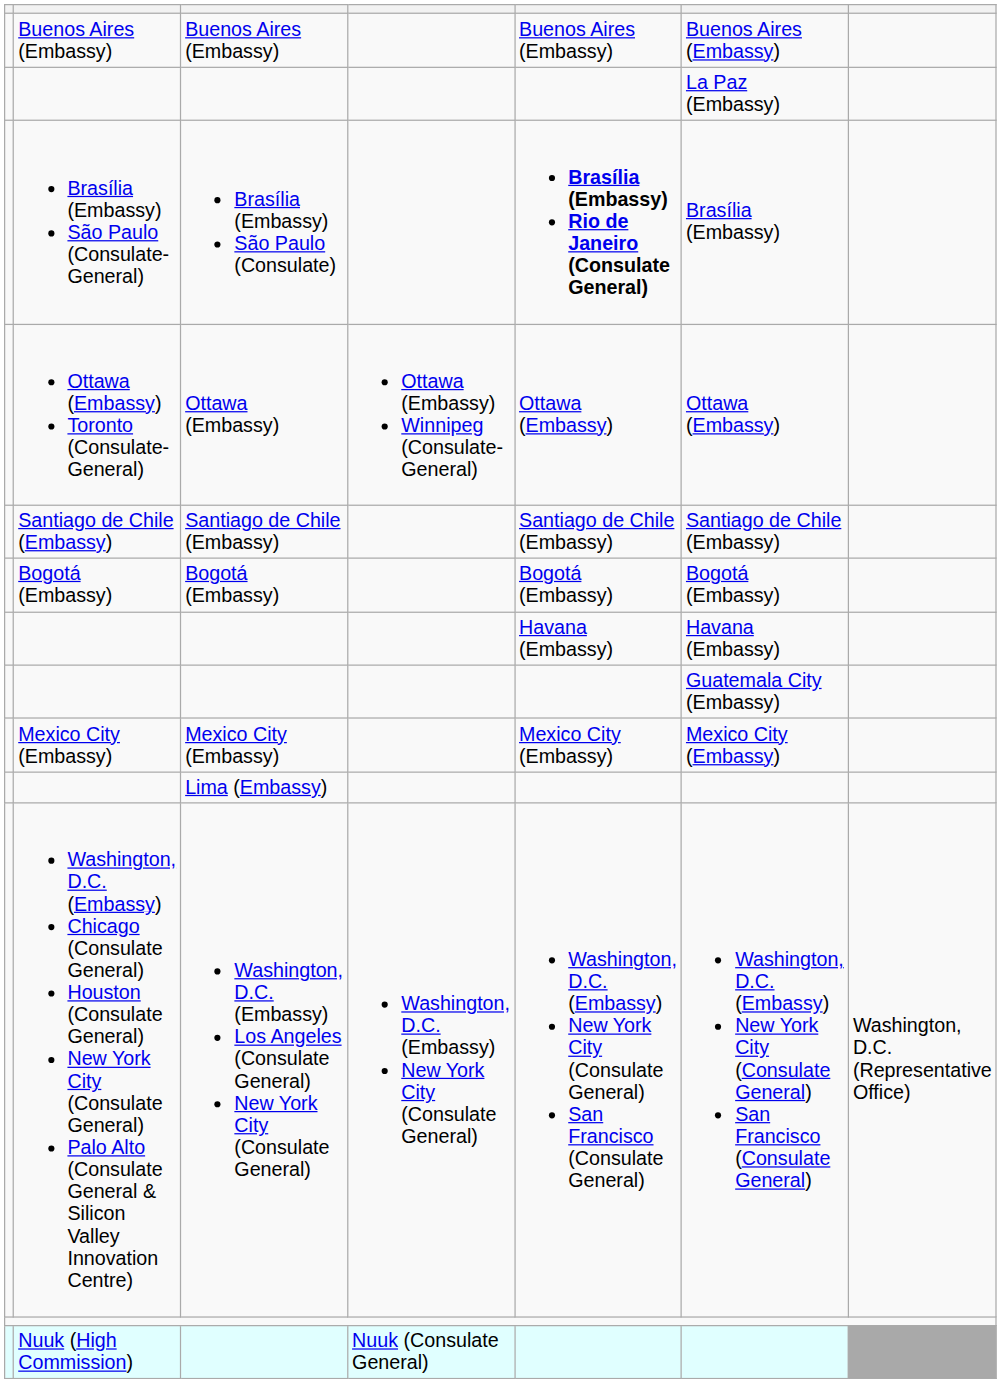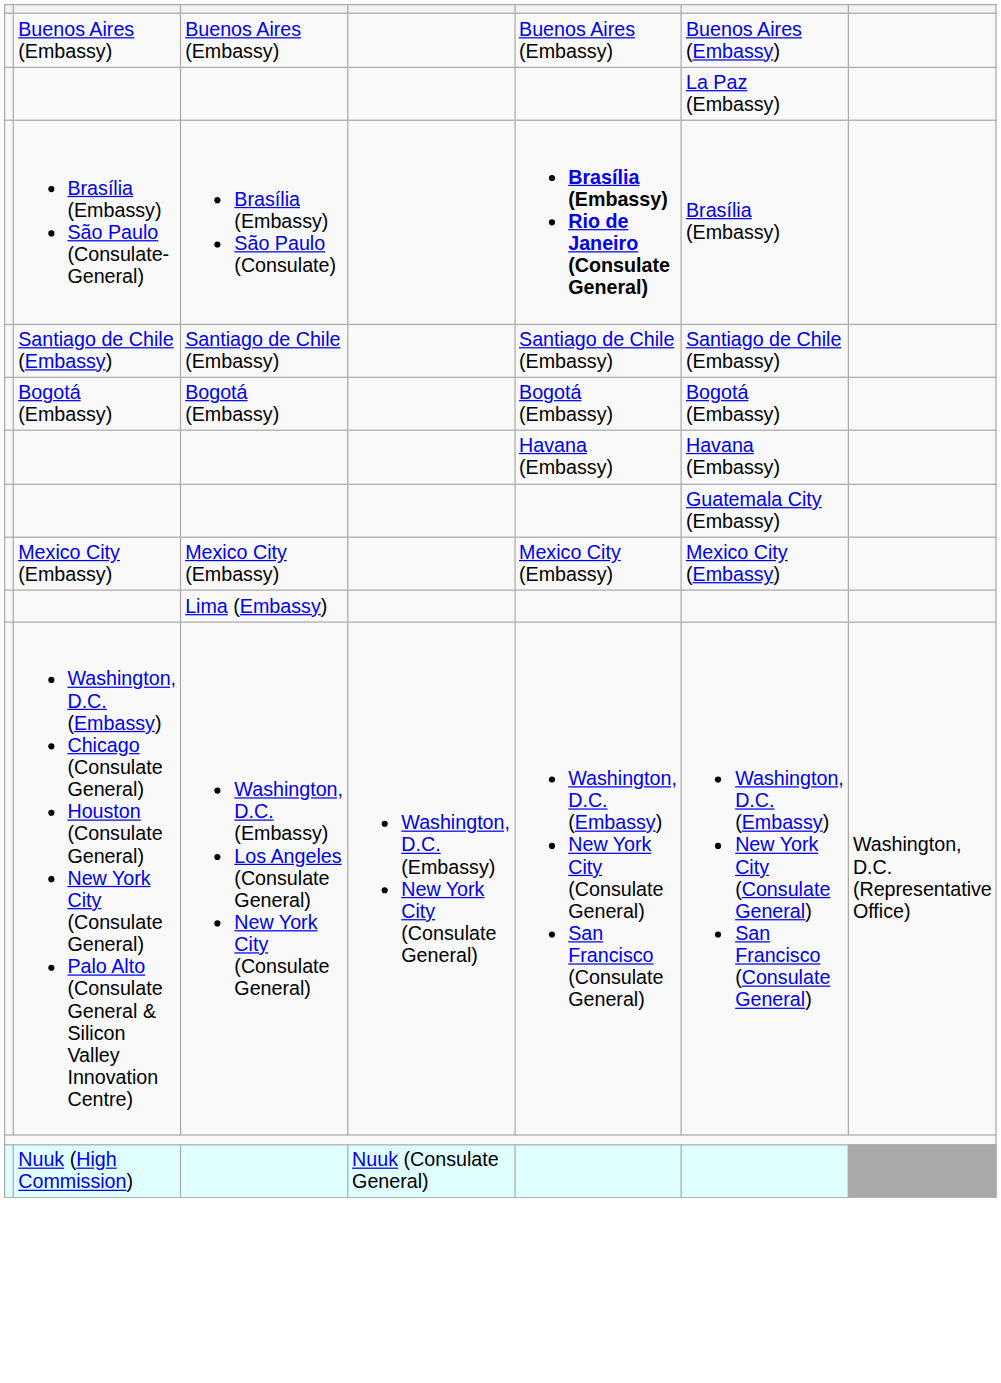- row: (97, 426)
